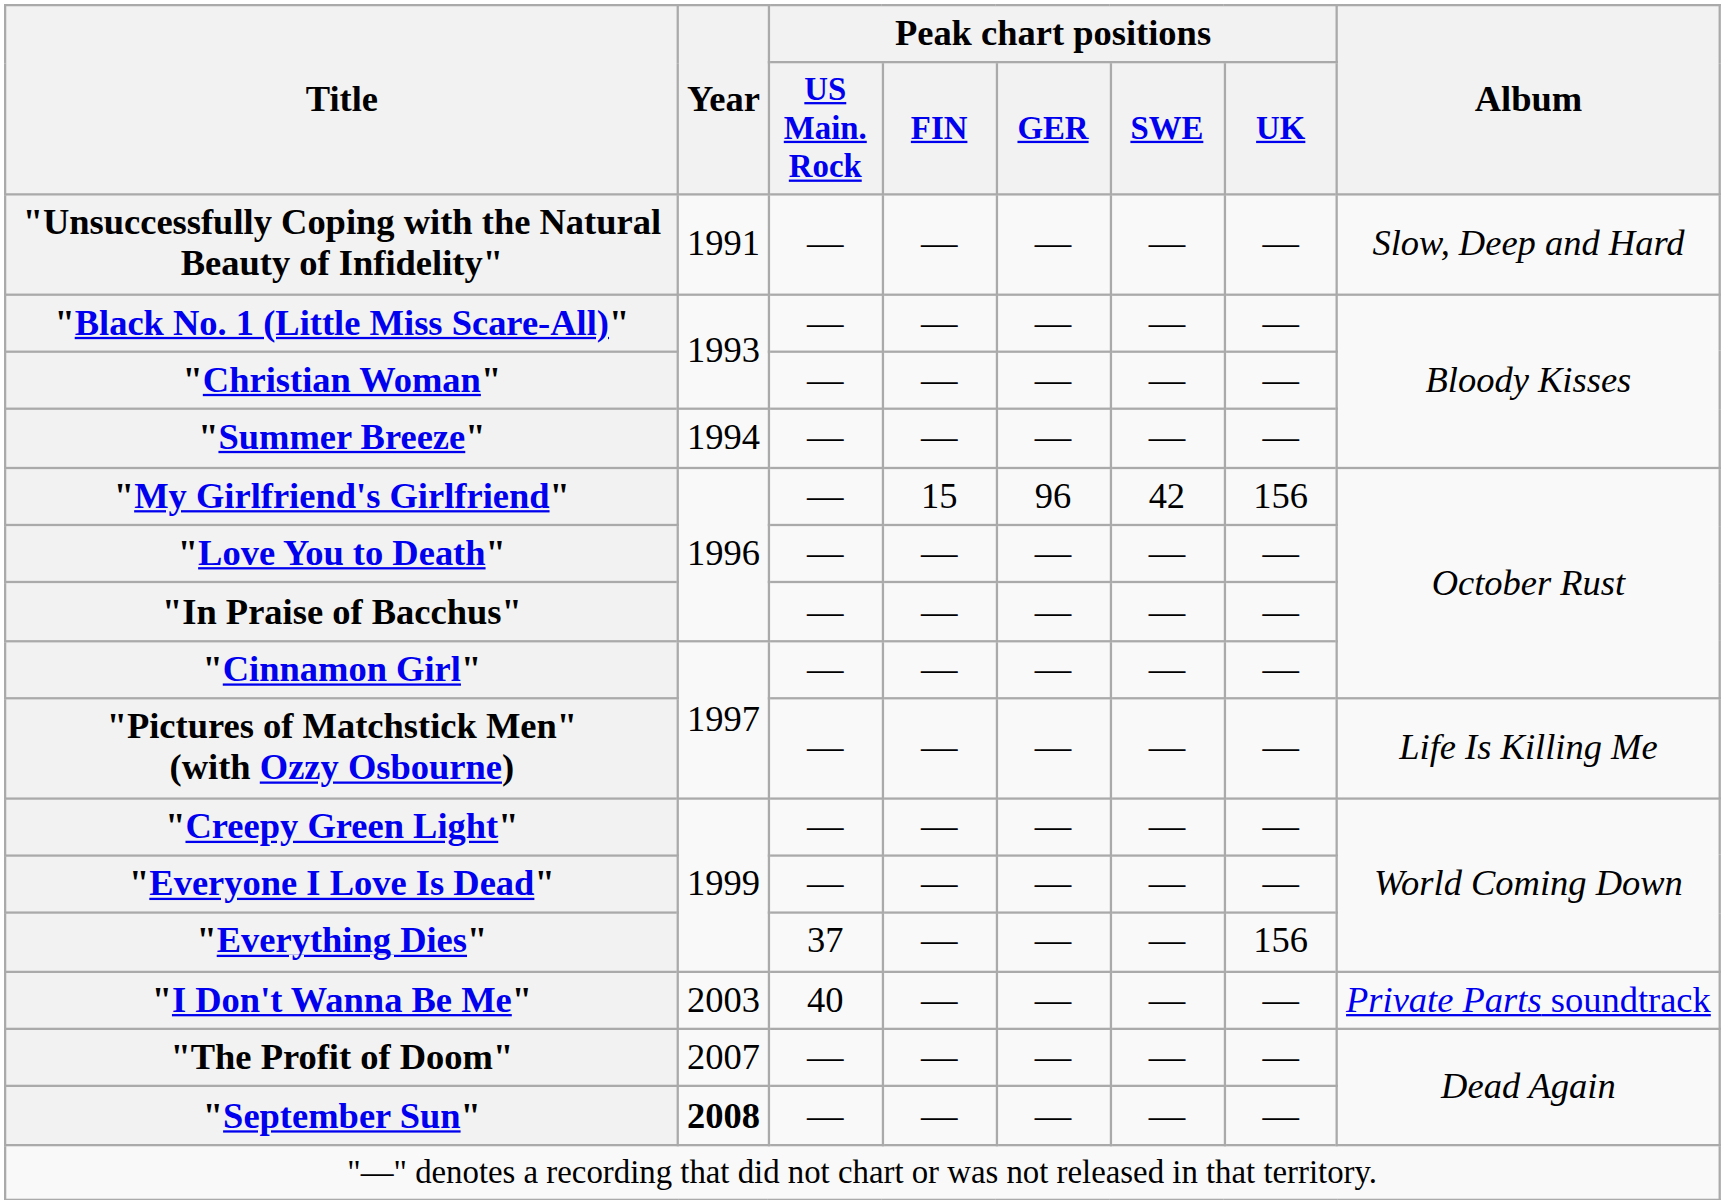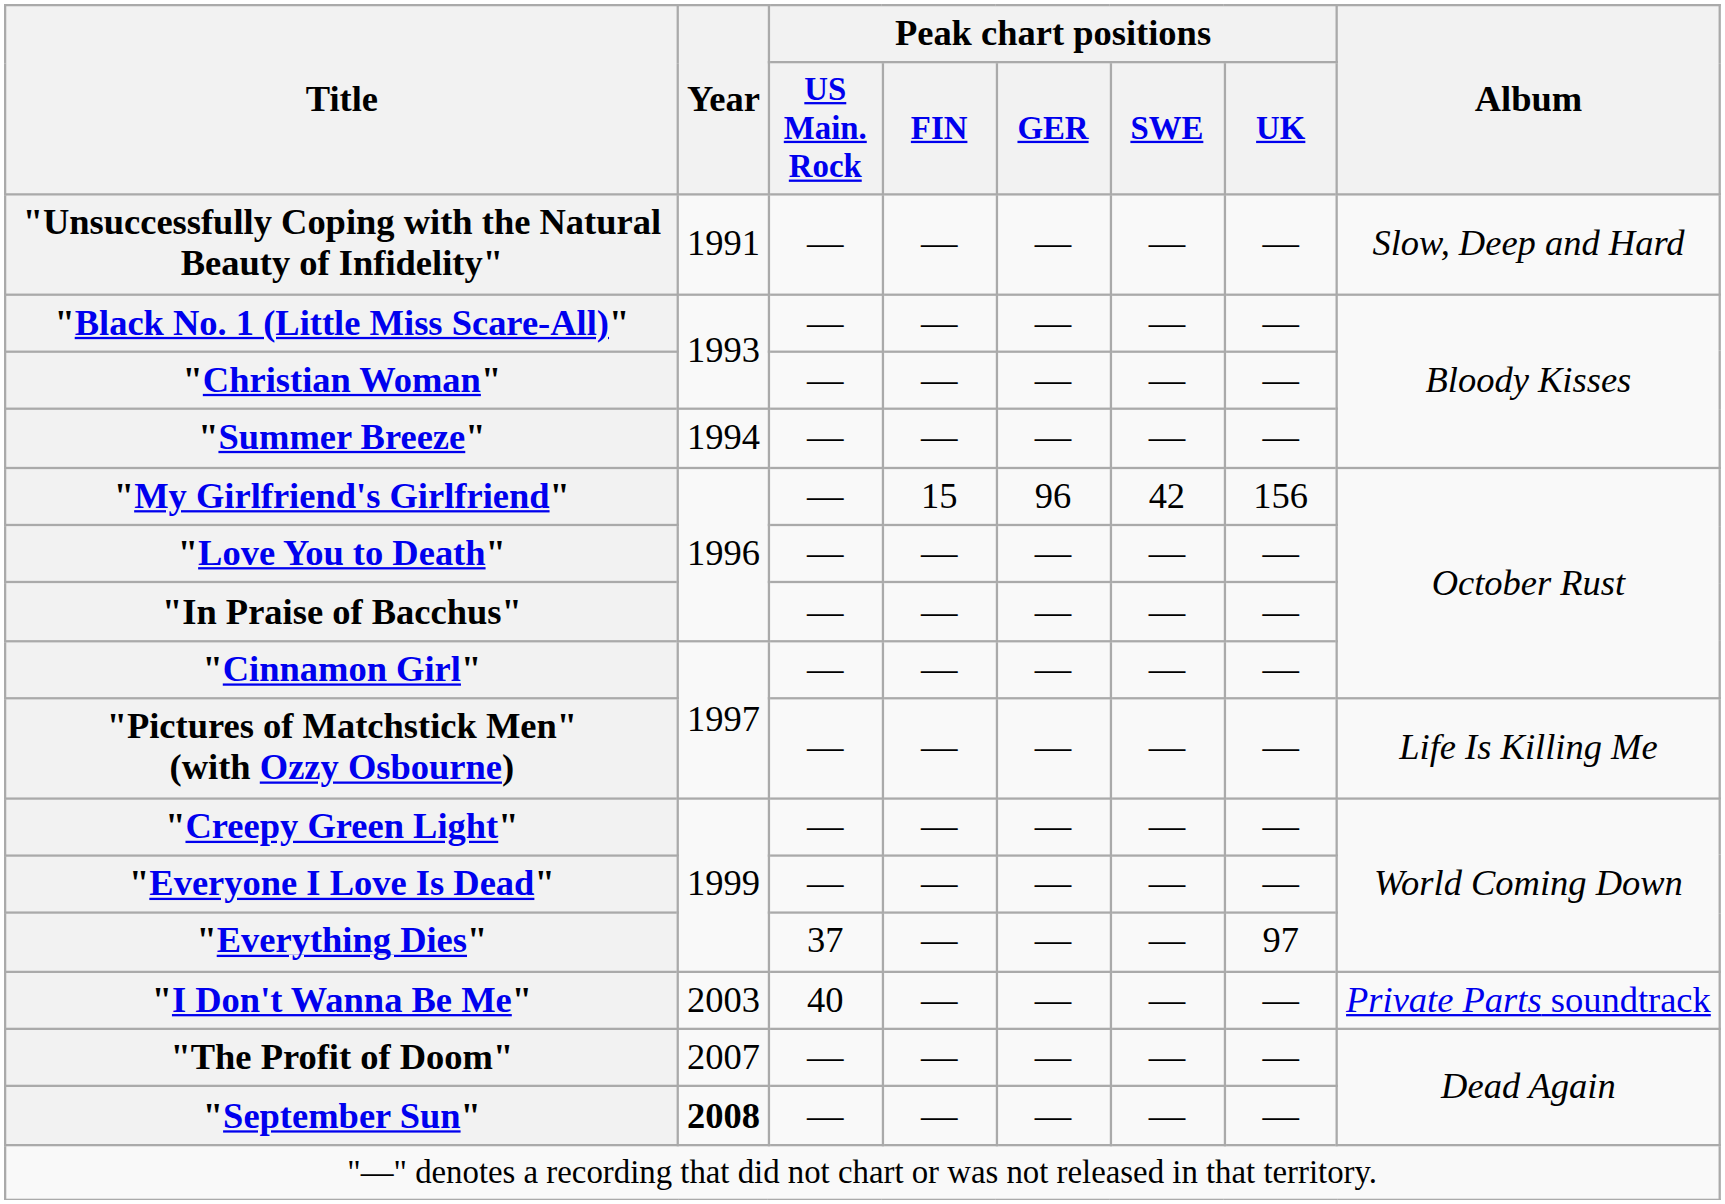(1281, 941) 156 -> (1281, 941) 97
